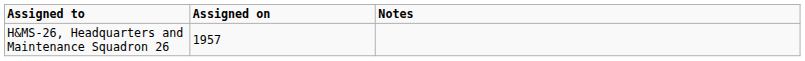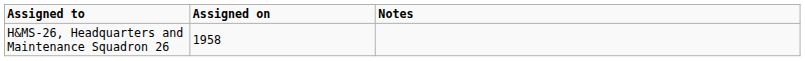(207, 40) 1957 -> (207, 40) 1958
